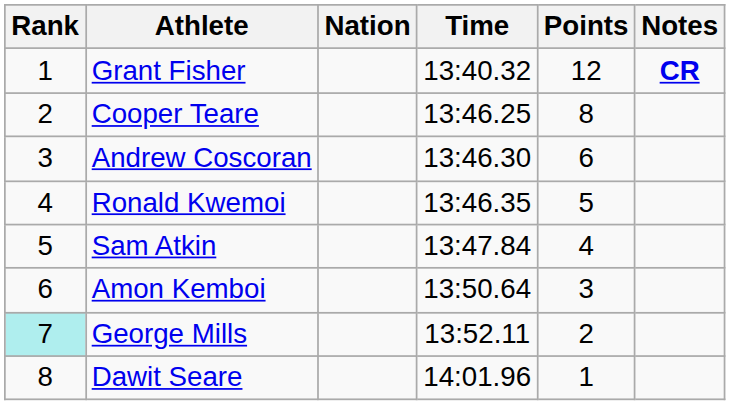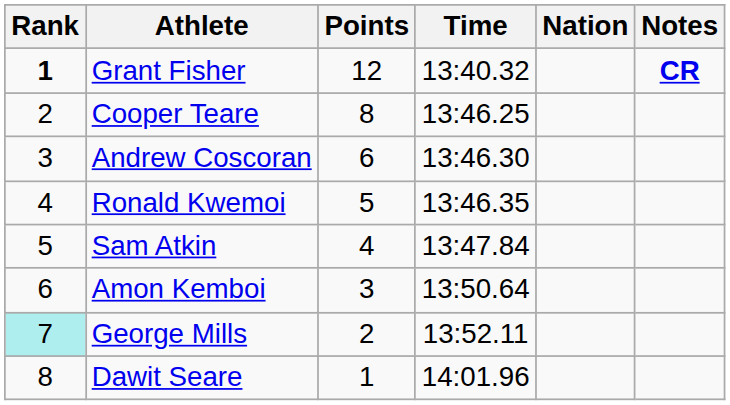columns swapped: (368, 26) <-> (586, 26)
(45, 70) normal -> (45, 70) bold
